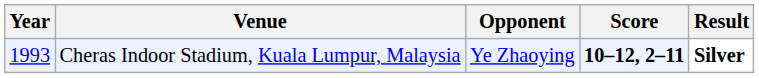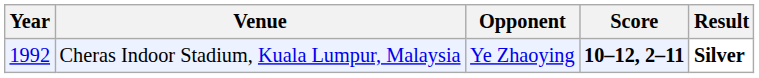(30, 55) 1993 -> (30, 55) 1992
